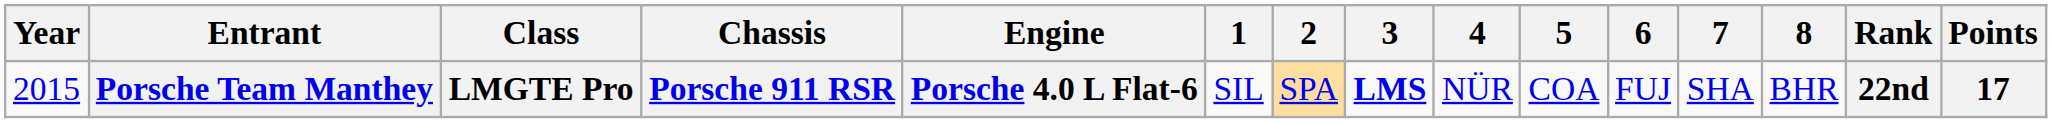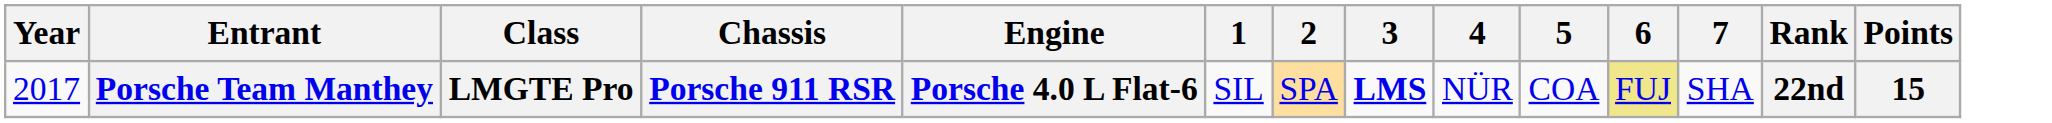- column: (1804, 32)
(47, 87) 2015 -> (47, 87) 2017
(1643, 87) no background -> (1643, 87) khaki background
(1993, 87) 17 -> (1908, 87) 15
